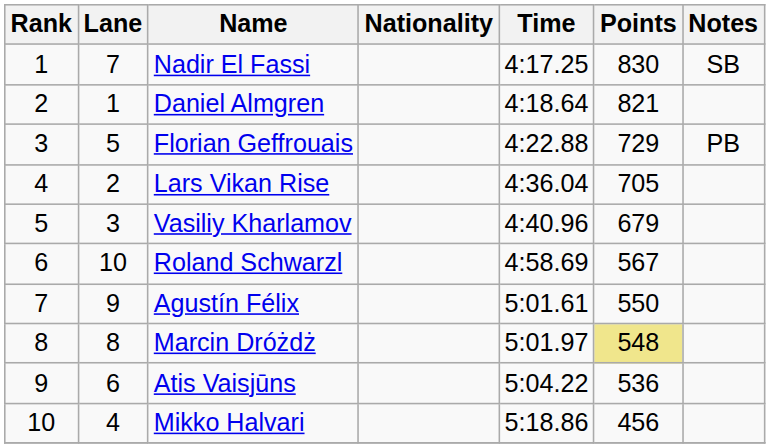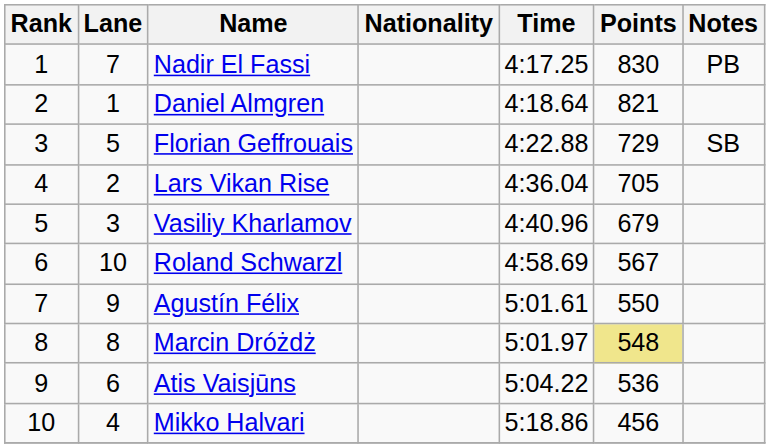(723, 64) SB -> (723, 64) PB
(723, 143) PB -> (723, 143) SB
